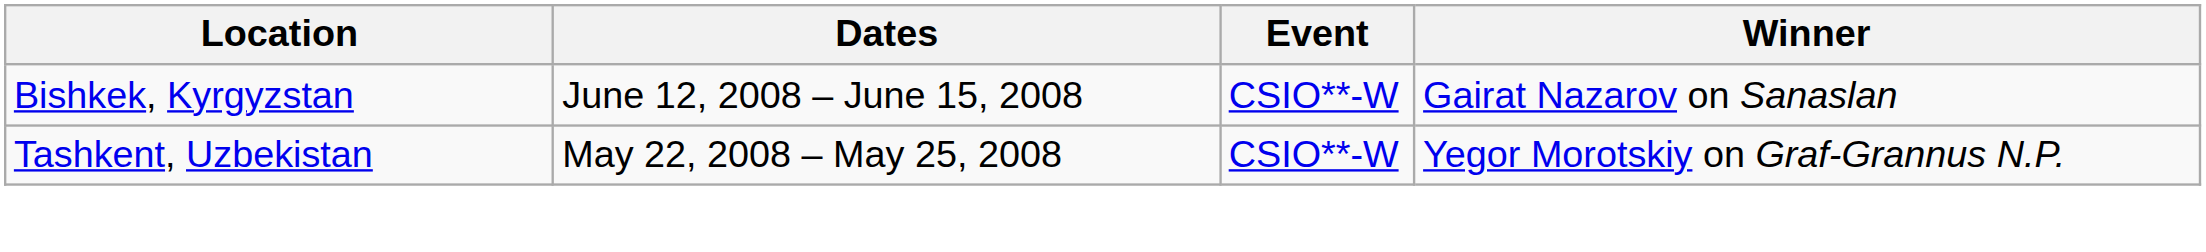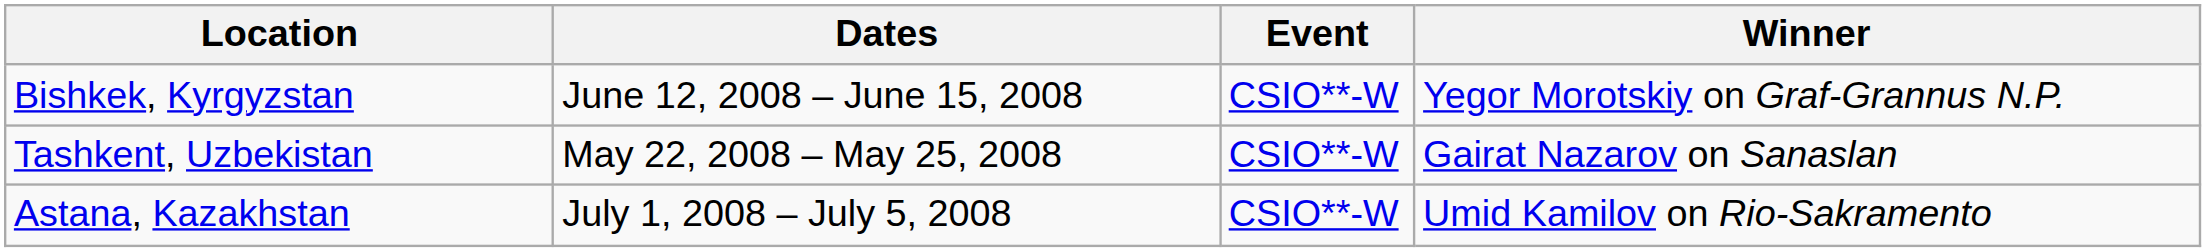(1660, 94) Gairat Nazarov on Sanaslan -> (1744, 94) Yegor Morotskiy on Graf-Grannus N.P.
(1744, 154) Yegor Morotskiy on Graf-Grannus N.P. -> (1660, 154) Gairat Nazarov on Sanaslan
+ row: (182, 214)
